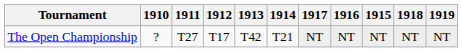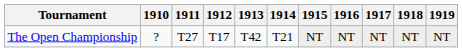columns swapped: (378, 15) <-> (315, 15)
